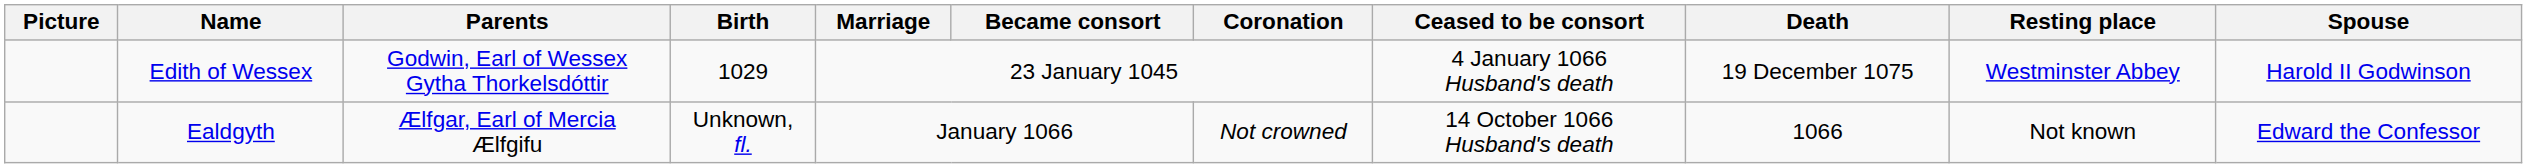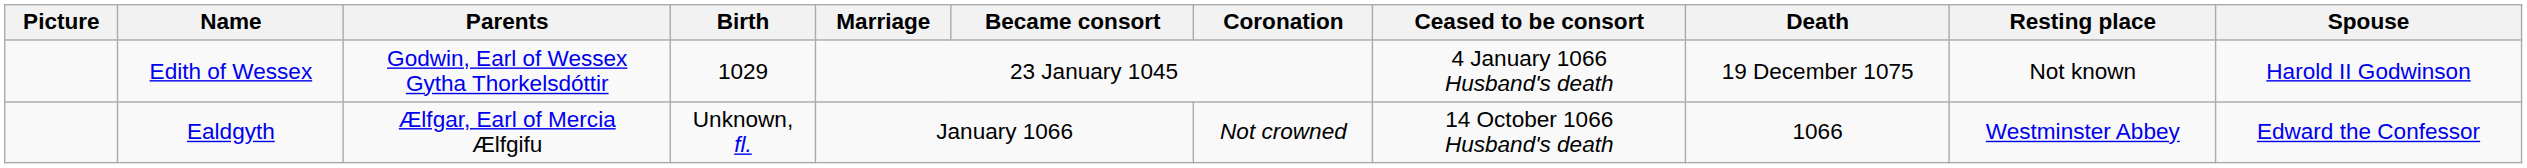(2083, 70) Westminster Abbey -> (2083, 70) Not known
(2083, 132) Not known -> (2083, 132) Westminster Abbey
